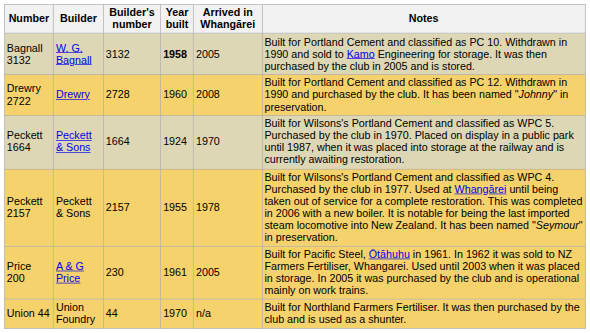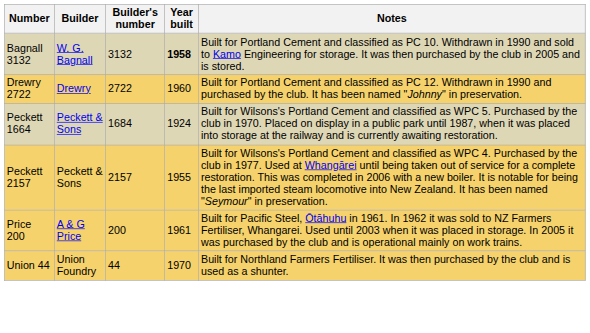- column: (228, 19)
(118, 95) 2728 -> (120, 89) 2722
(118, 142) 1664 -> (120, 124) 1684
(115, 272) 230 -> (117, 230) 200
